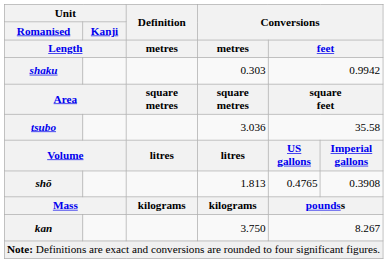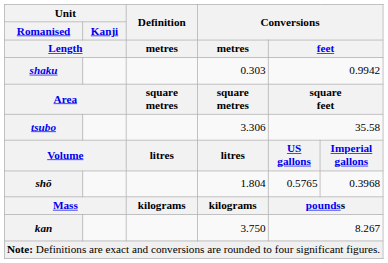(253, 127) 3.036 -> (253, 127) 3.306
(253, 183) 1.813 -> (253, 183) 1.804
(302, 183) 0.4765 -> (302, 183) 0.5765
(365, 183) 0.3908 -> (365, 183) 0.3968
